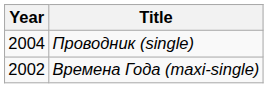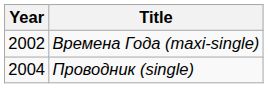rows swapped: (156, 69) <-> (123, 43)
